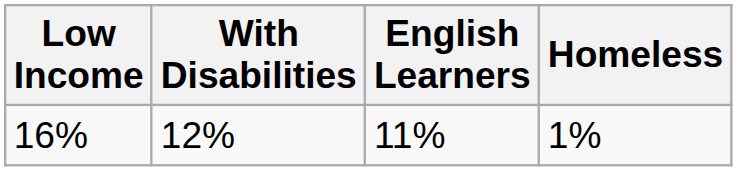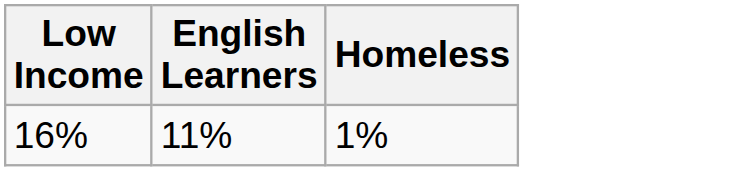- column: (259, 54)
